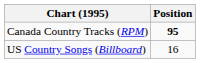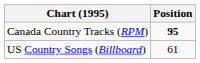(173, 49) 16 -> (173, 49) 61
